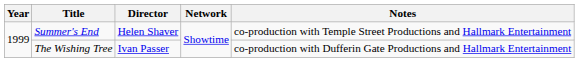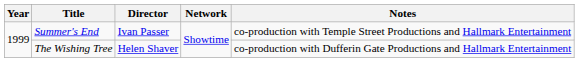(148, 31) Helen Shaver -> (143, 31) Ivan Passer
(143, 48) Ivan Passer -> (148, 48) Helen Shaver
